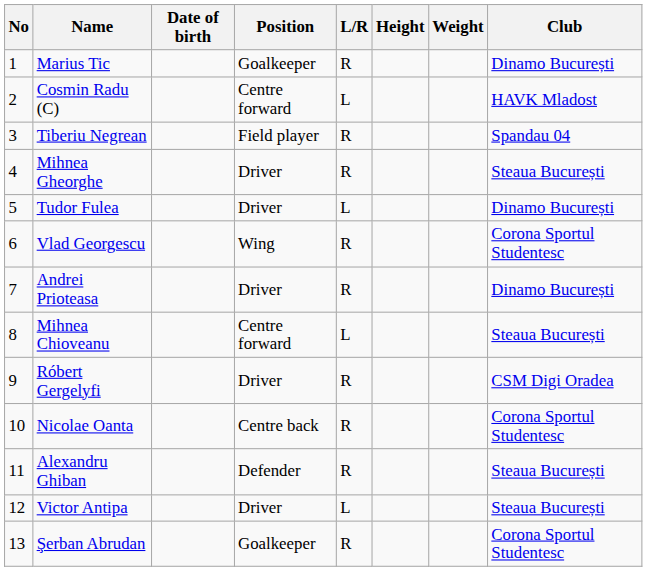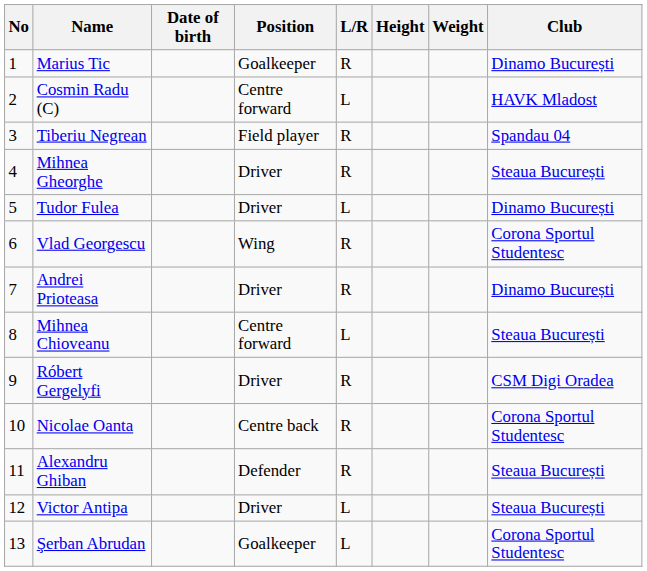(346, 543) R -> (345, 543) L
